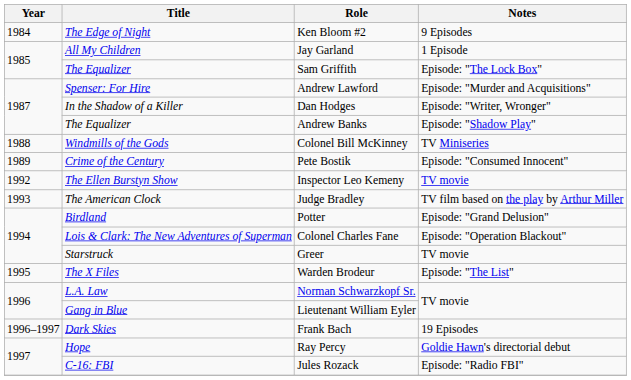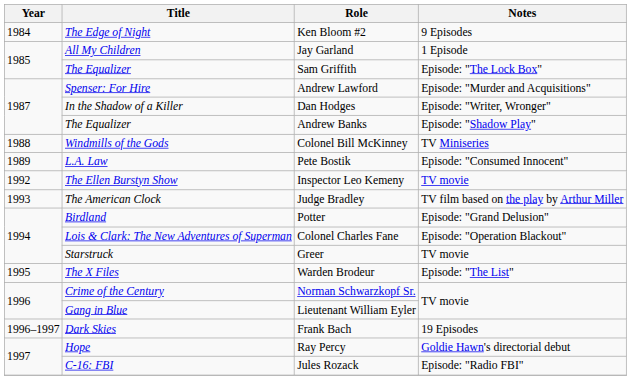(114, 161) Crime of the Century -> (86, 161) L.A. Law
(86, 291) L.A. Law -> (114, 291) Crime of the Century
